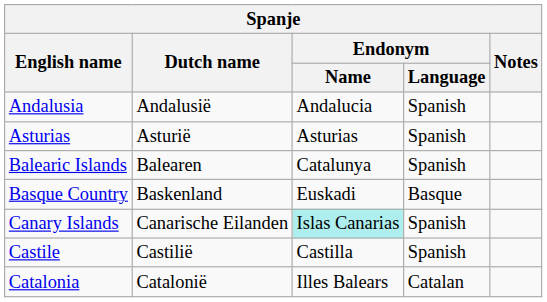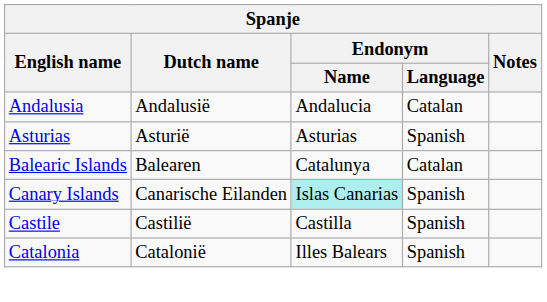(437, 106) Spanish -> (435, 106) Catalan
(437, 164) Spanish -> (435, 164) Catalan
- row: (68, 194)
(436, 281) Catalan -> (436, 252) Spanish
